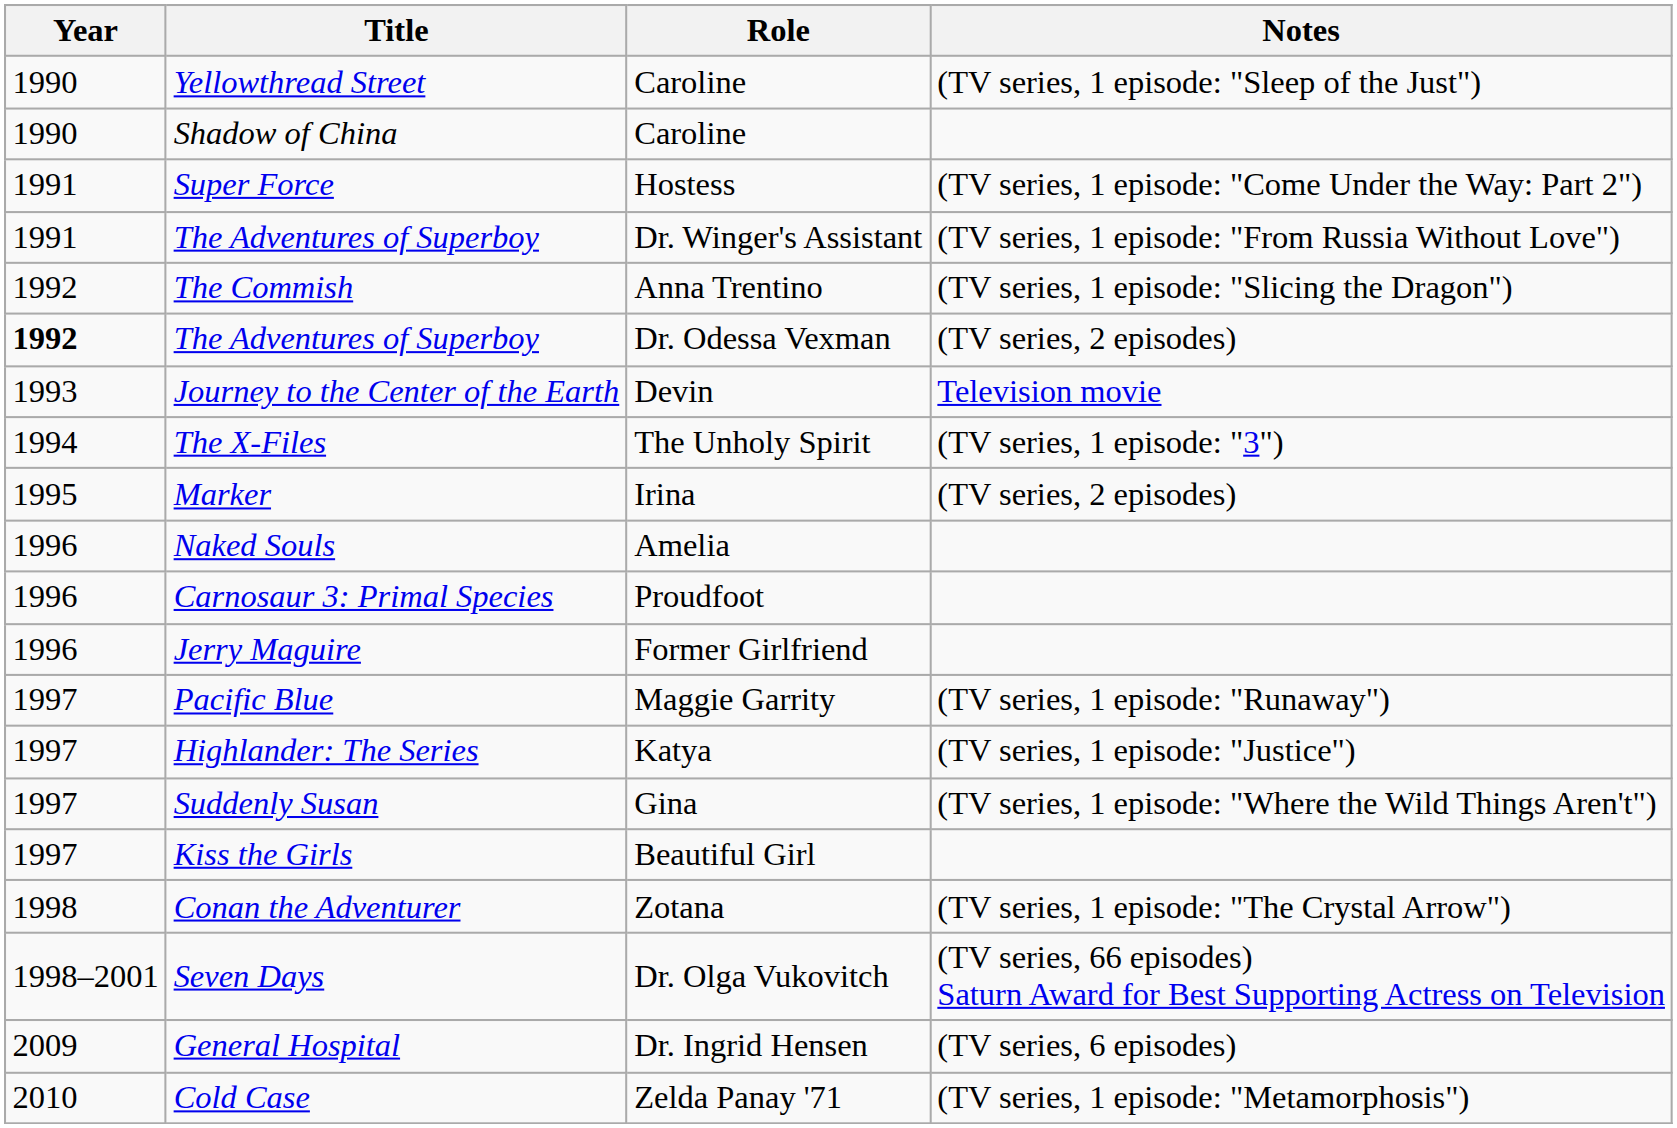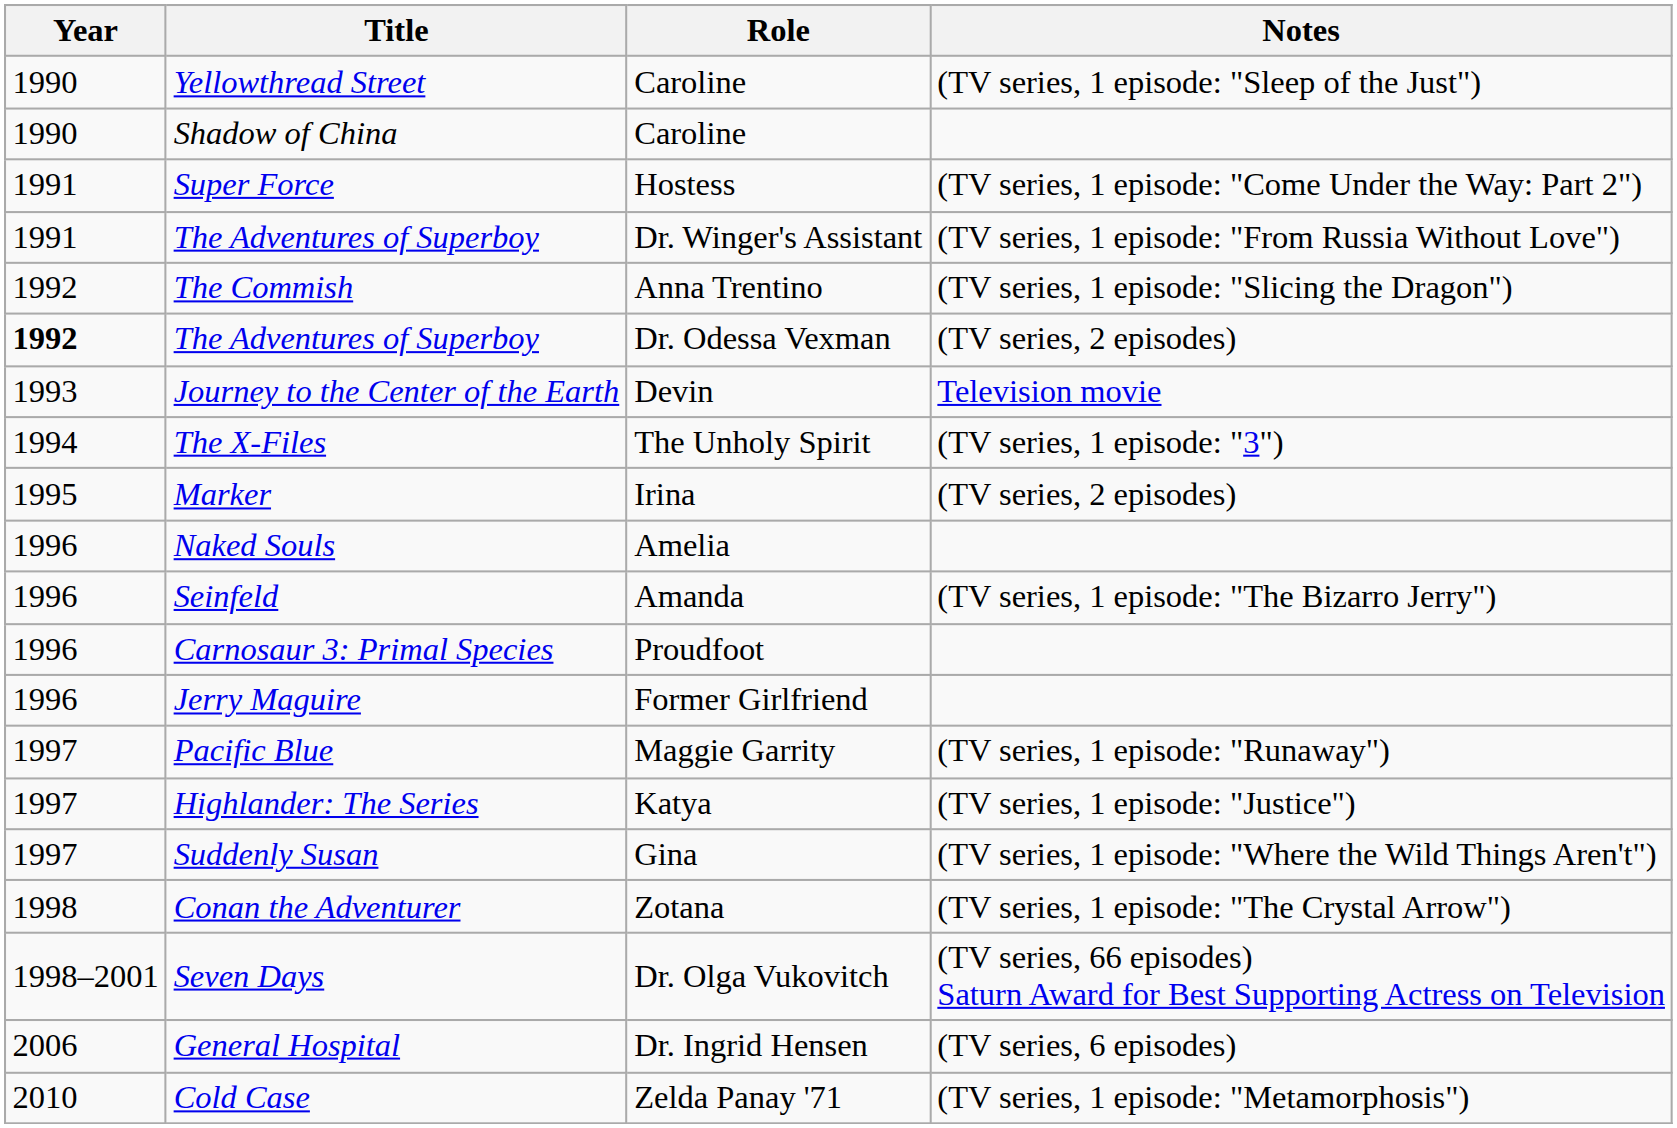+ row: (226, 596)
- row: (263, 854)
(45, 1045) 2009 -> (45, 1045) 2006
